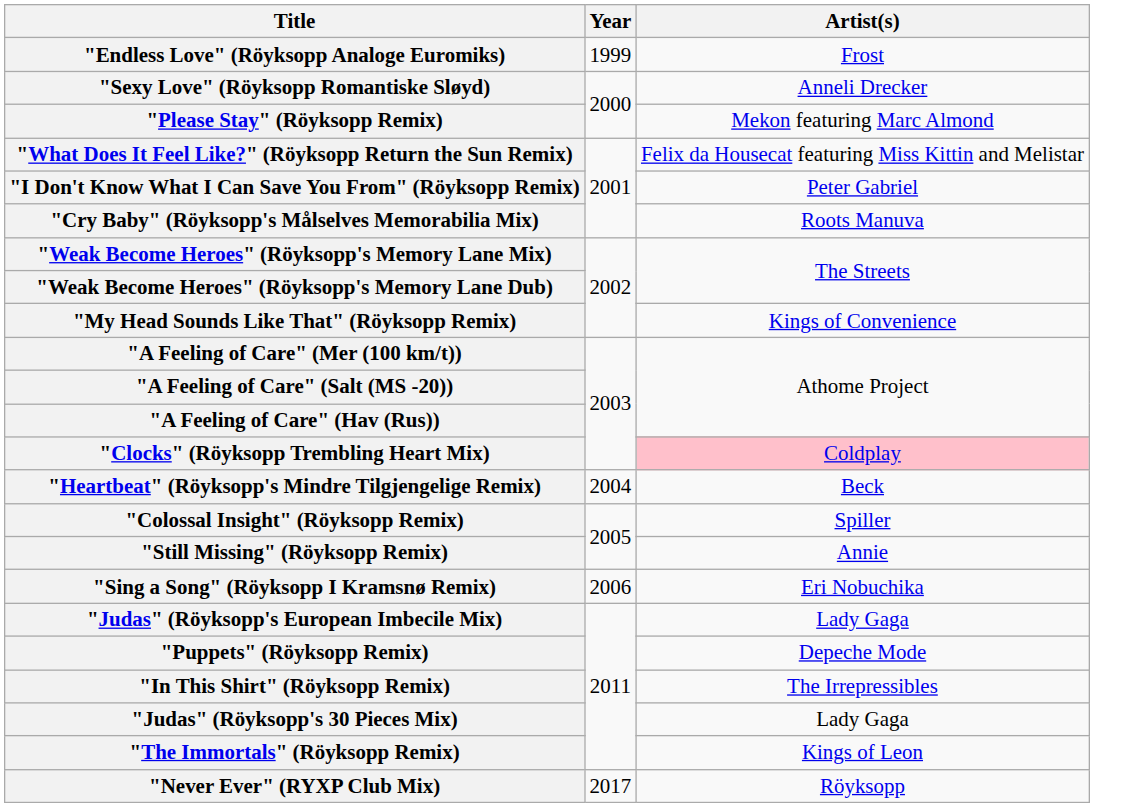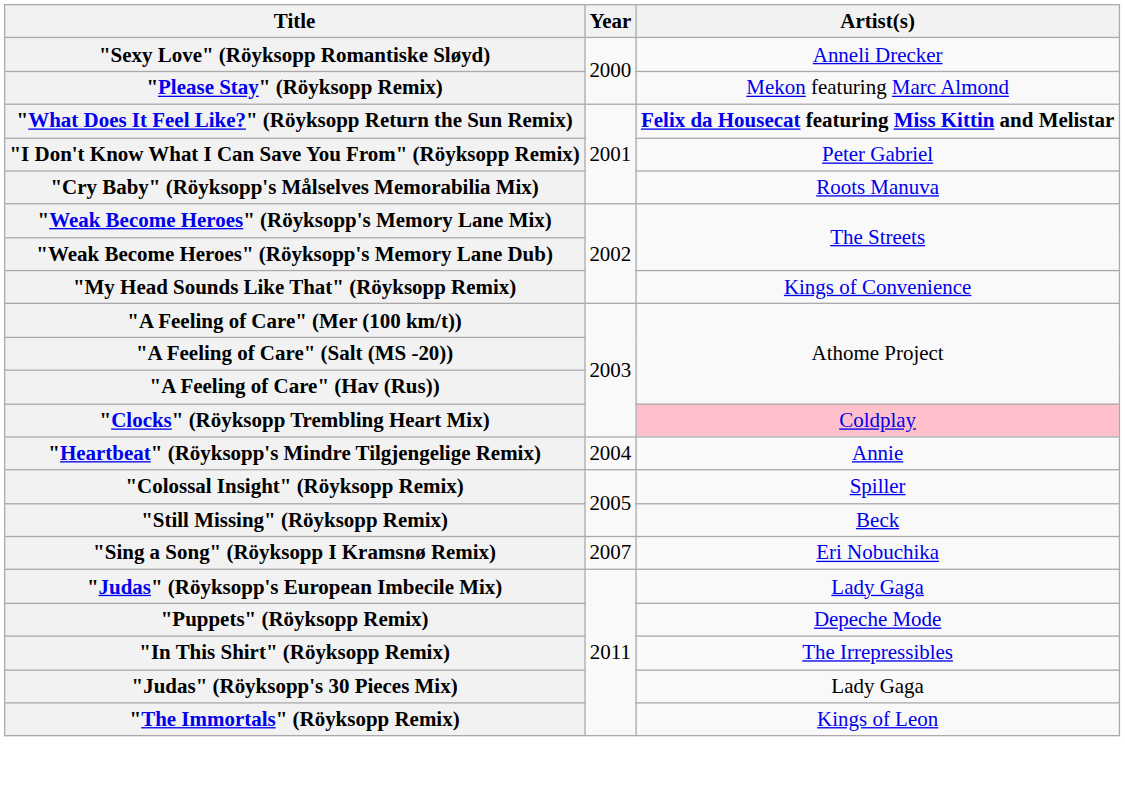- row: (295, 54)
(862, 154) normal -> (878, 120) bold
(862, 486) Beck -> (878, 453) Annie
(862, 552) Annie -> (878, 519) Beck
(610, 586) 2006 -> (610, 552) 2007
- row: (295, 785)
